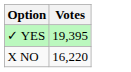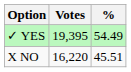+ column: (108, 14)
